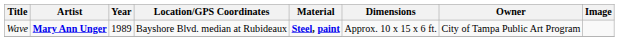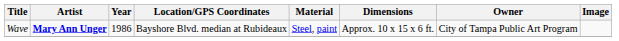(121, 28) 1989 -> (121, 28) 1986
(316, 28) bold -> (314, 28) normal
